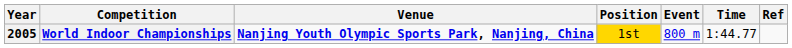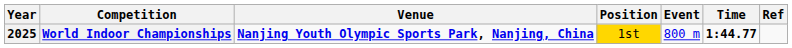(22, 34) 2005 -> (22, 34) 2025
(731, 34) normal -> (731, 34) bold
